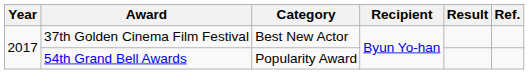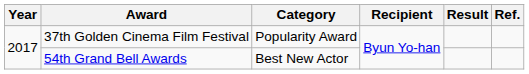(302, 36) Best New Actor -> (306, 36) Popularity Award
(306, 58) Popularity Award -> (302, 58) Best New Actor
